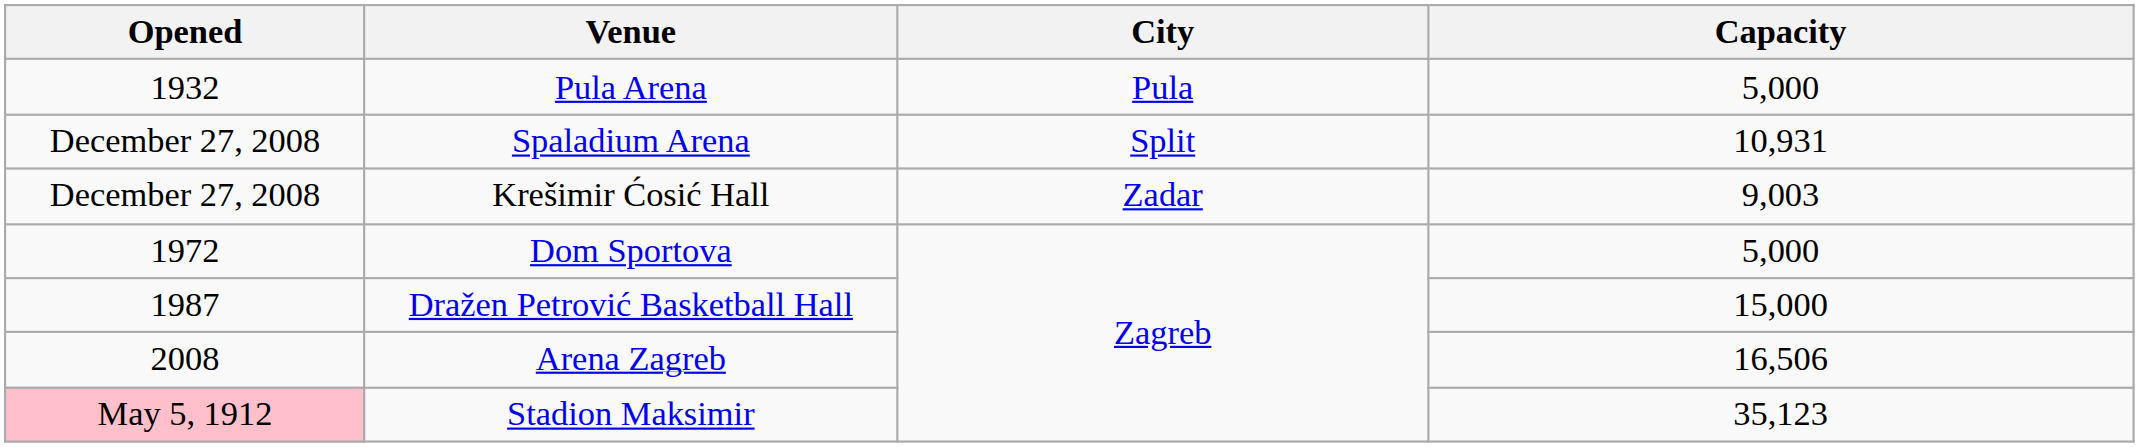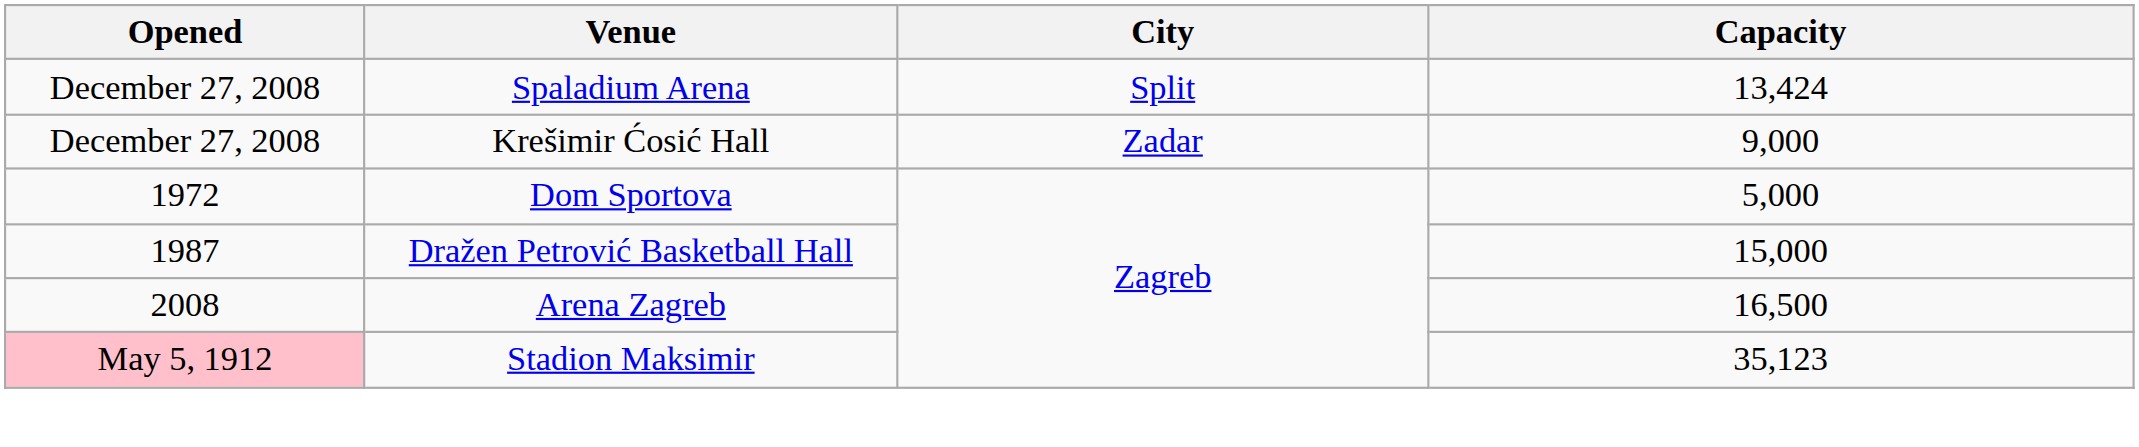- row: (631, 86)
(1781, 140) 10,931 -> (1781, 86) 13,424
(1781, 195) 9,003 -> (1781, 140) 9,000
(1781, 359) 16,506 -> (1781, 304) 16,500
